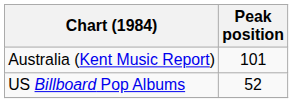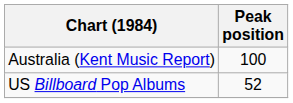(253, 60) 101 -> (253, 60) 100
